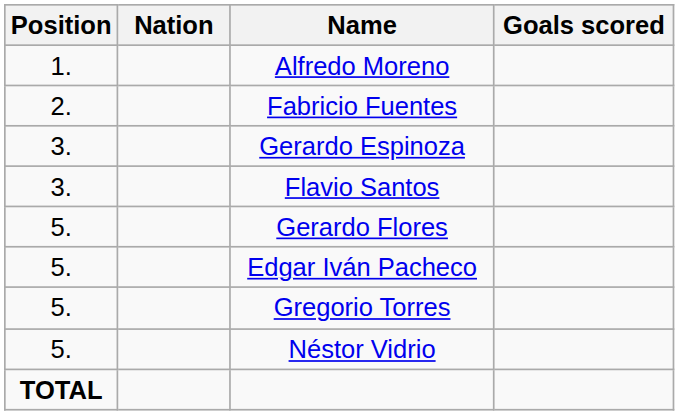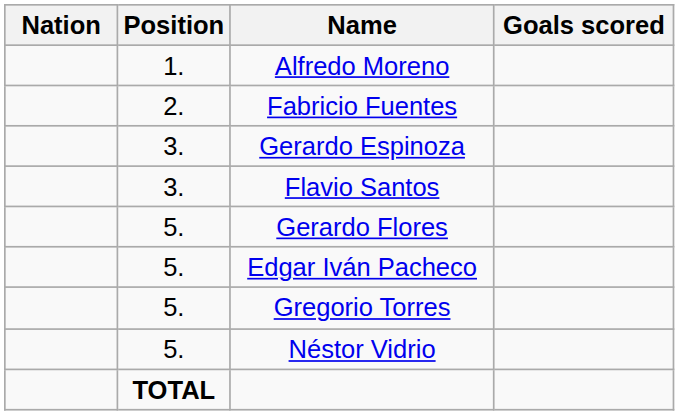columns swapped: (61, 25) <-> (174, 25)
